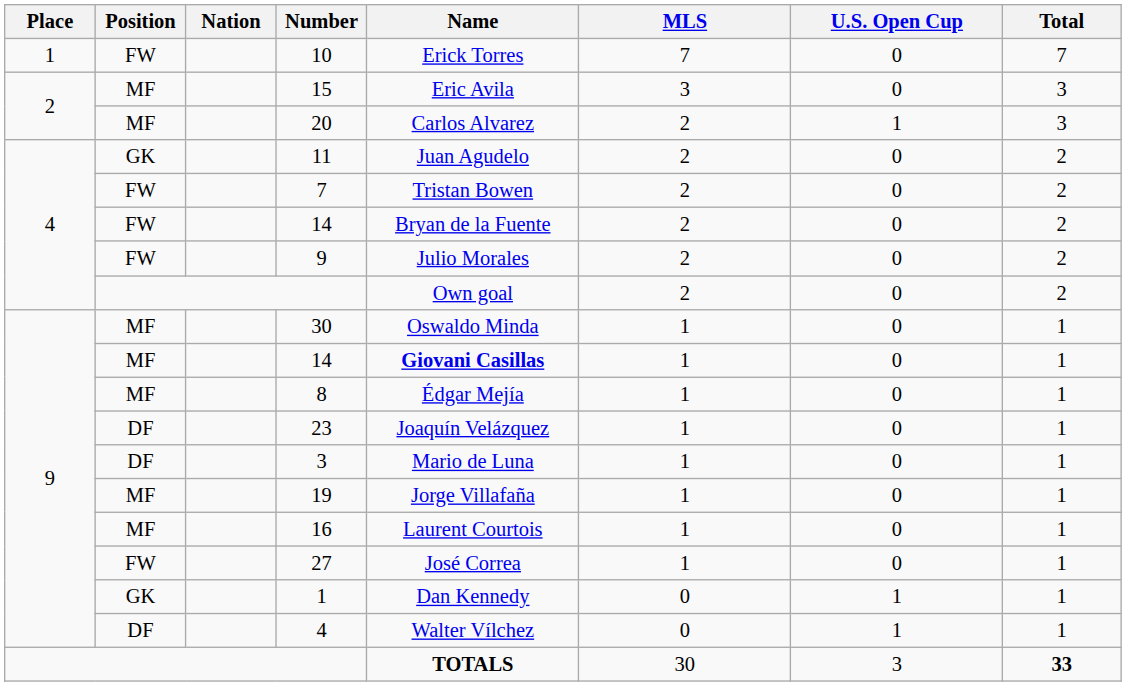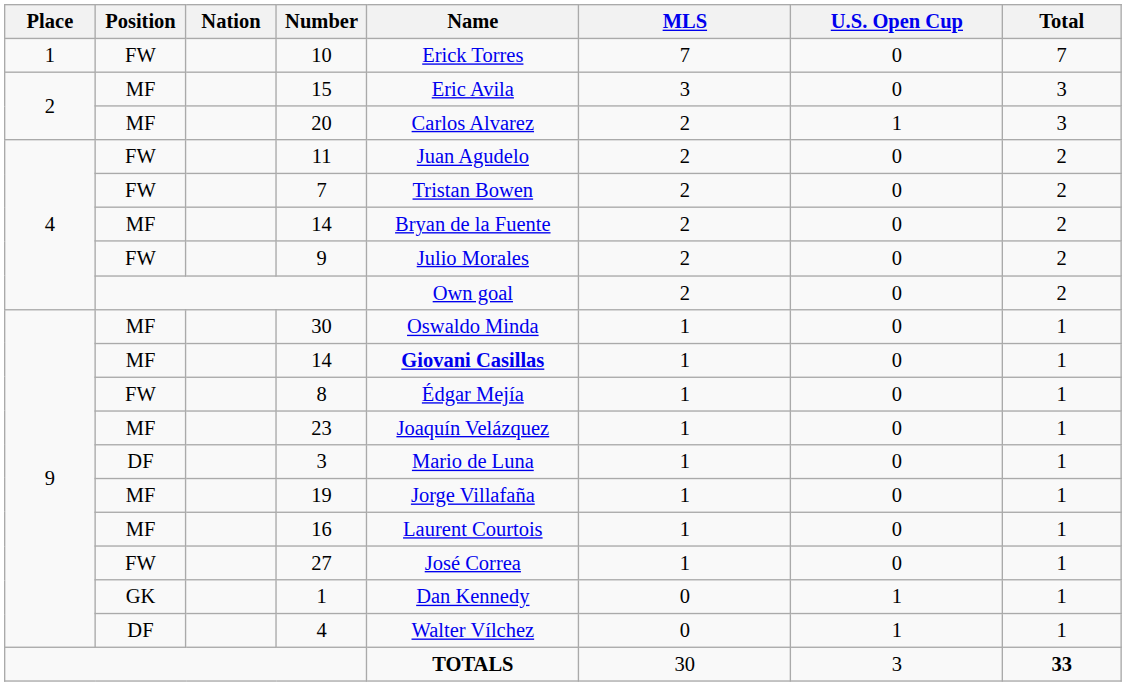(140, 156) GK -> (140, 156) FW
(140, 224) FW -> (140, 224) MF
(140, 393) MF -> (140, 393) FW
(140, 427) DF -> (140, 427) MF
